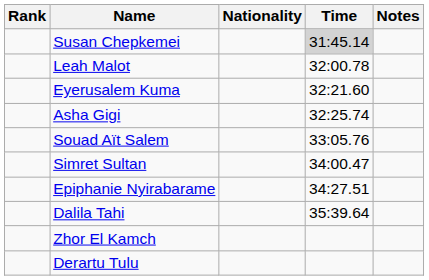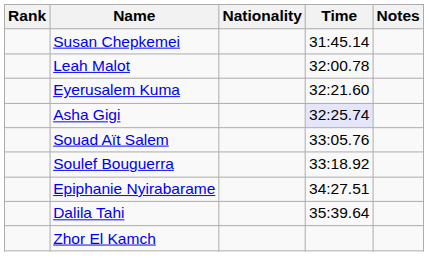(339, 41) lightgrey background -> (339, 41) no background
(339, 115) no background -> (339, 115) lavender background
+ row: (114, 164)
- row: (100, 164)
- row: (96, 262)
